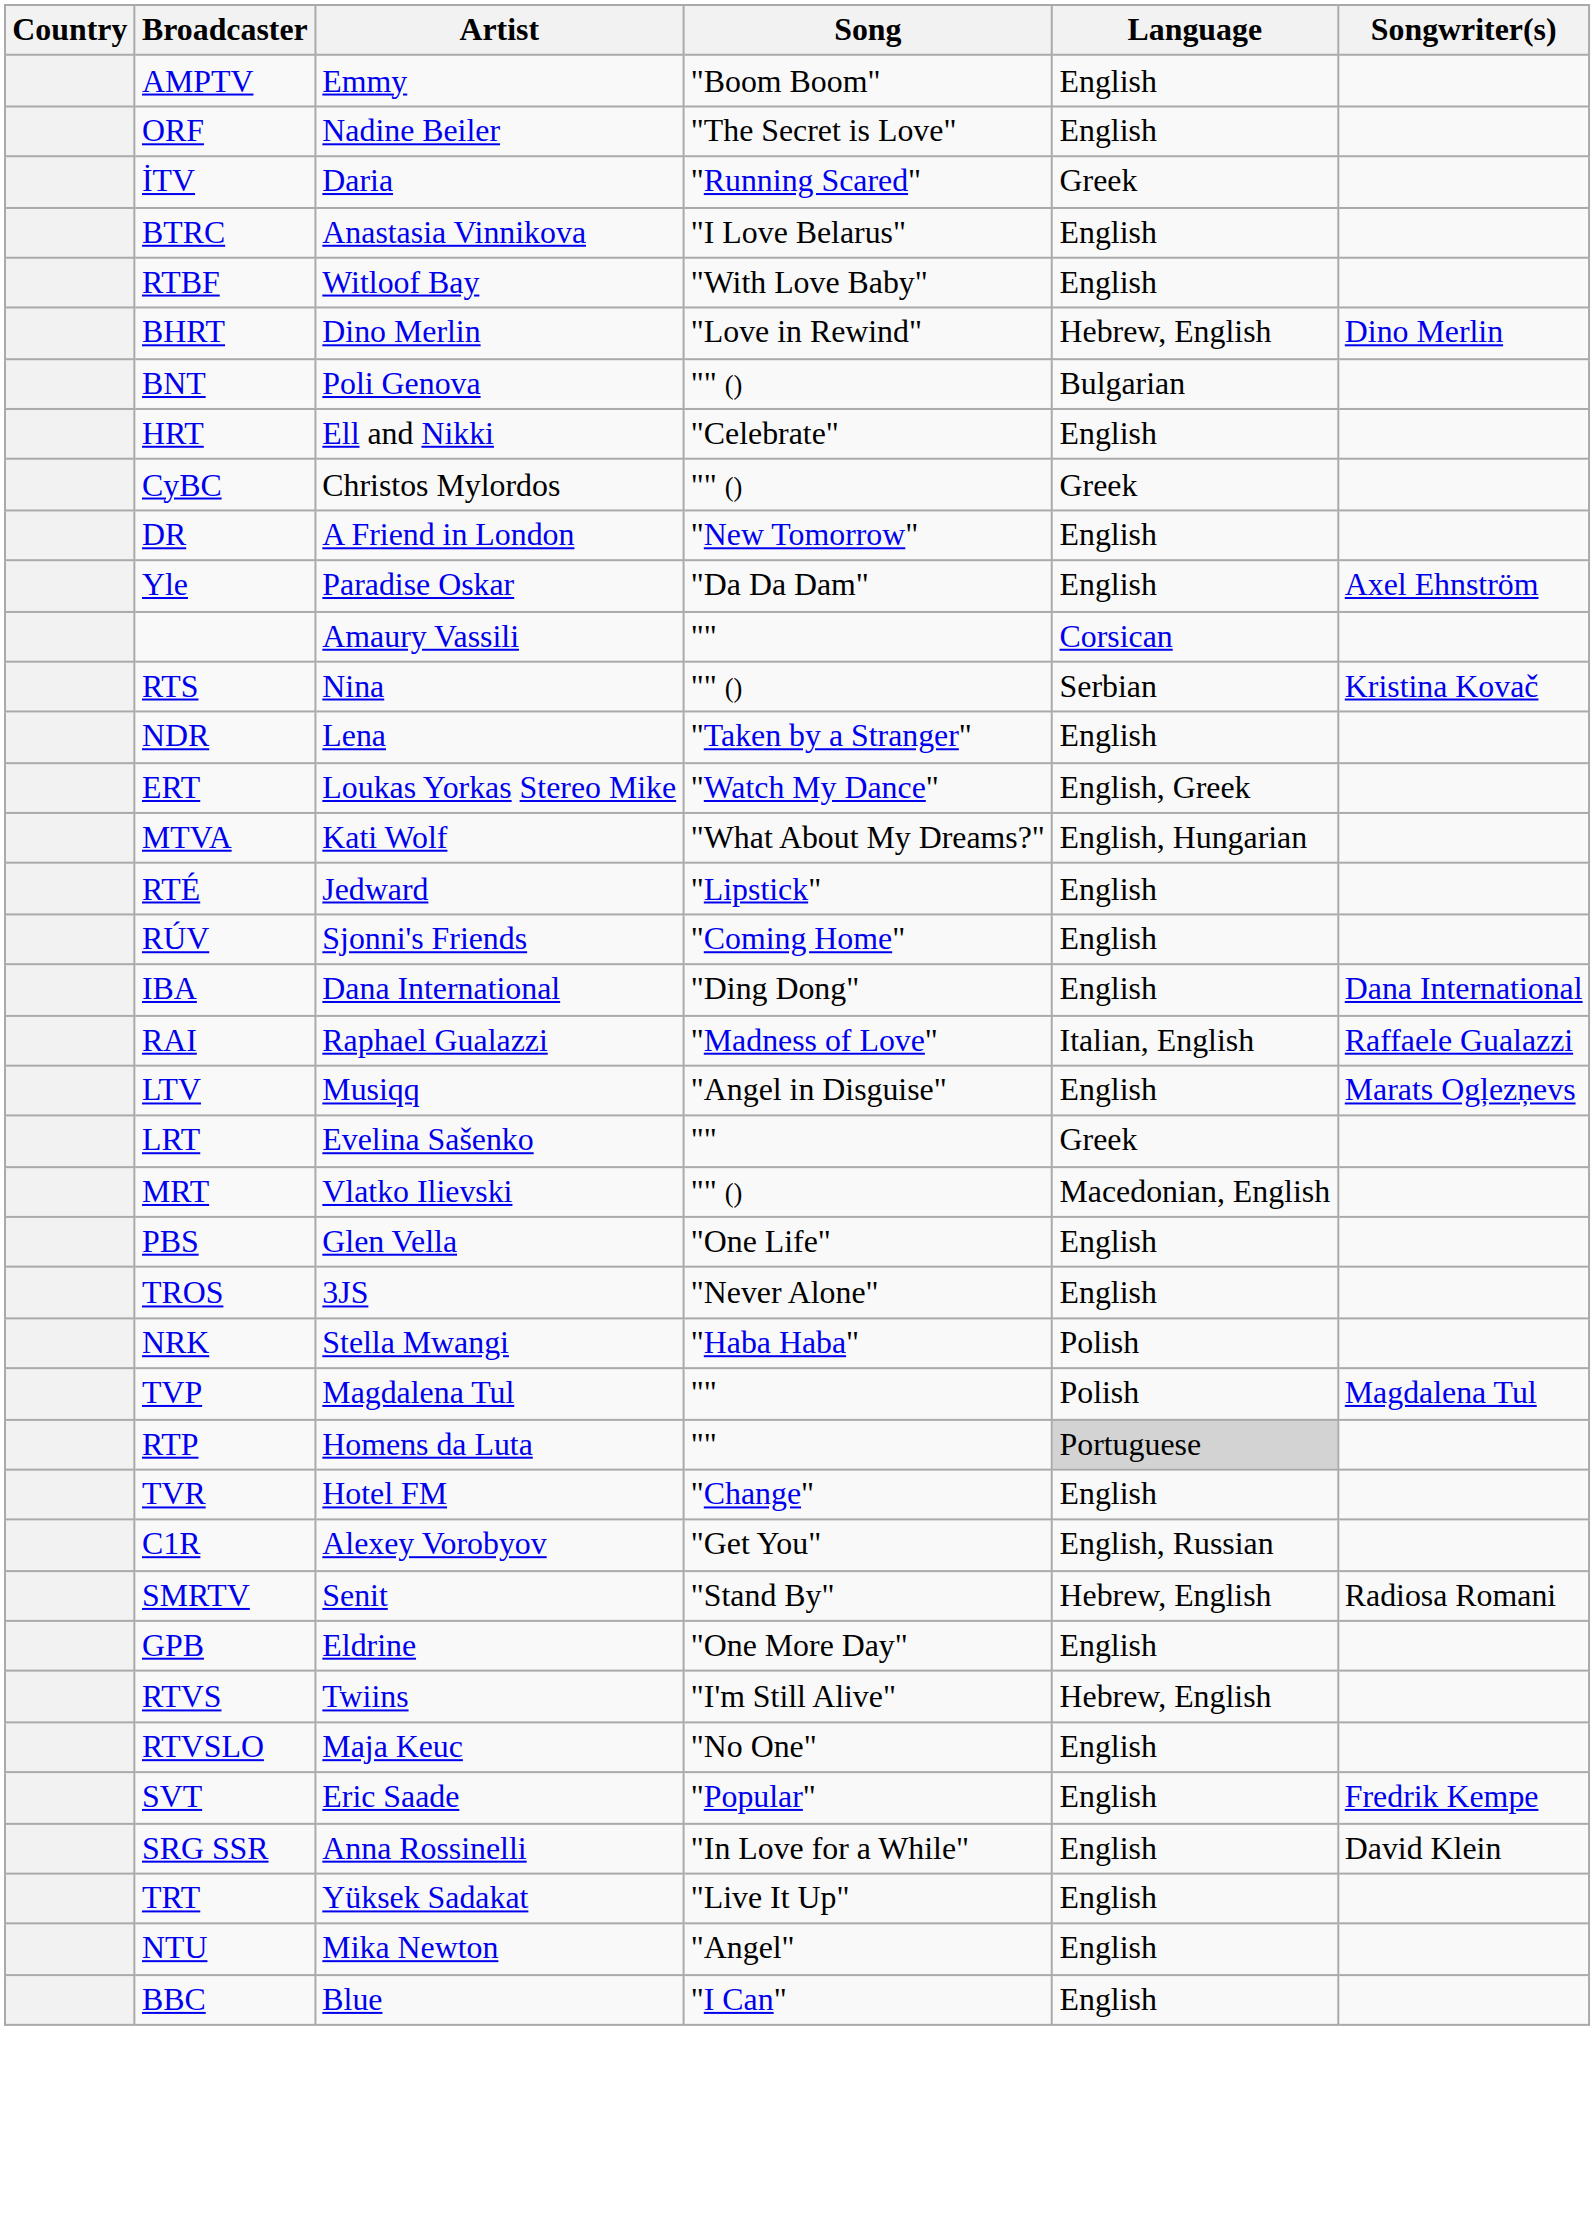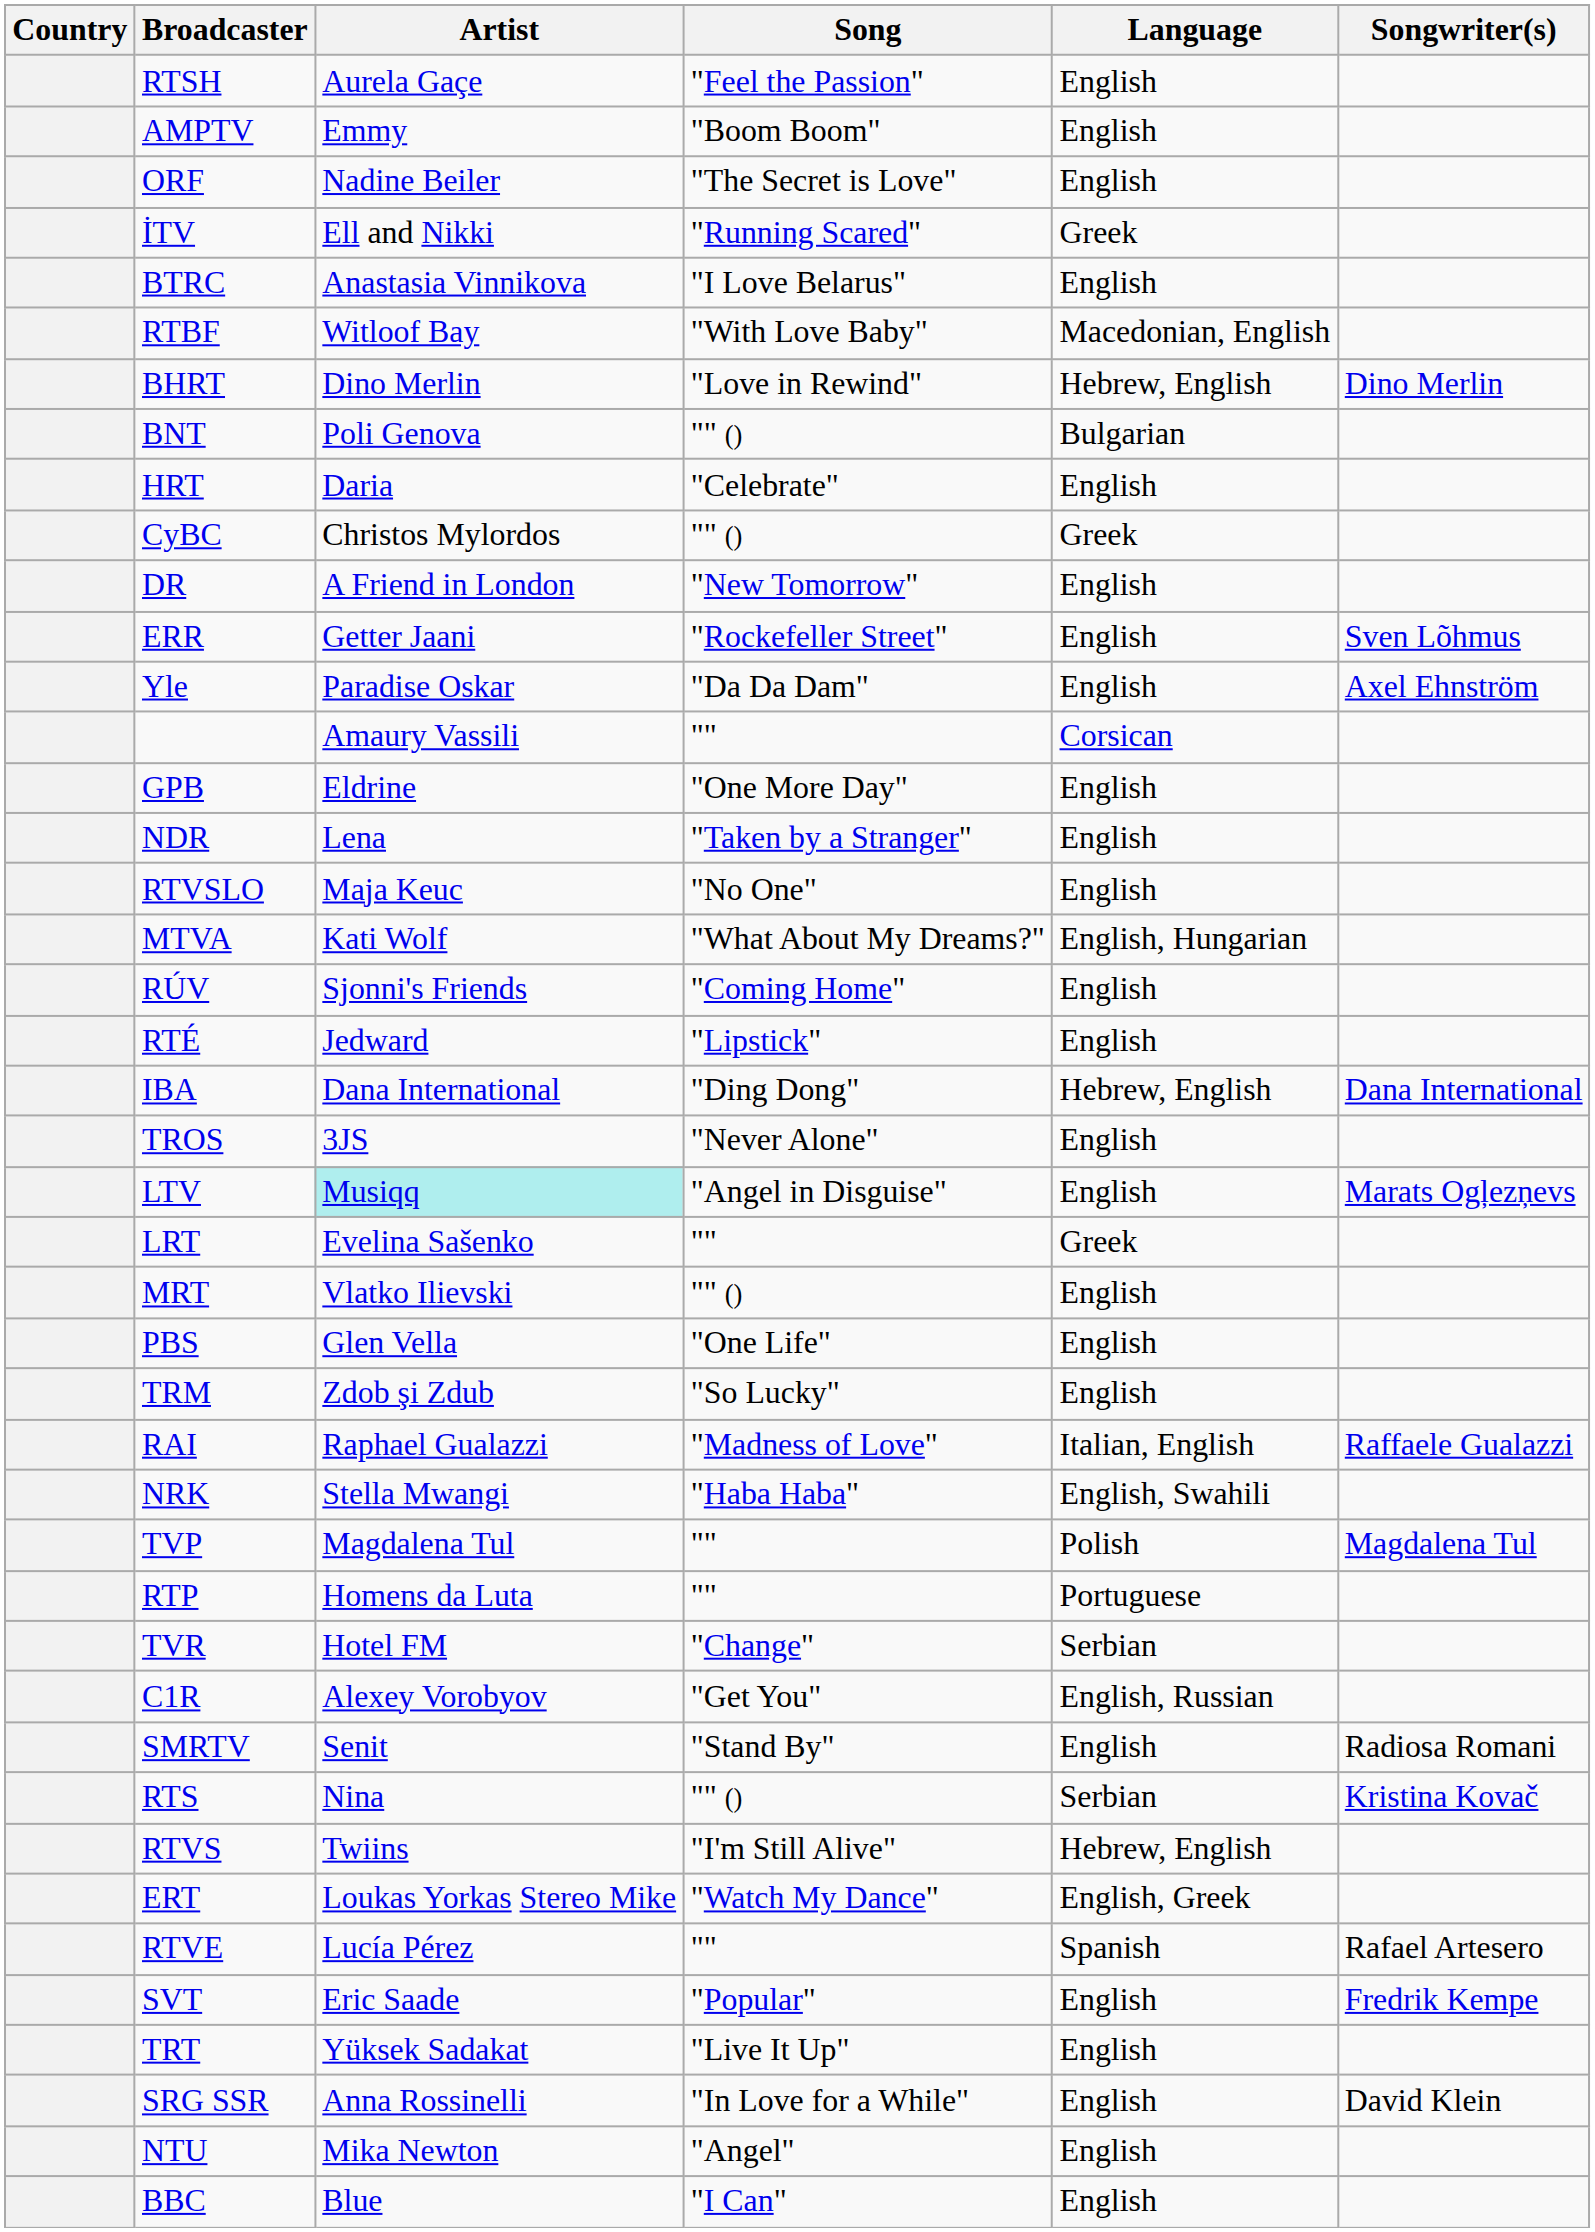+ row: (182, 80)
(358, 181) Daria -> (408, 231) Ell and Nikki
(1108, 282) English -> (1195, 332) Macedonian, English
(408, 433) Ell and Nikki -> (358, 484) Daria
+ row: (173, 635)
rows swapped: (173, 1645) <-> (170, 686)
rows swapped: (171, 787) <-> (203, 1746)
rows swapped: (176, 938) <-> (171, 888)
(1108, 989) English -> (1166, 1090) Hebrew, English
rows swapped: (169, 1039) <-> (183, 1292)
(371, 1090) no background -> (371, 1191) paleturquoise background
(1195, 1191) Macedonian, English -> (1108, 1292) English
+ row: (176, 1393)
(1099, 1342) Polish -> (1165, 1494) English, Swahili
(1130, 1443) lightgrey background -> (1130, 1595) no background
(1108, 1494) English -> (1108, 1645) Serbian
(1166, 1595) Hebrew, English -> (1108, 1746) English
+ row: (183, 1948)
rows swapped: (205, 1847) <-> (171, 1898)
